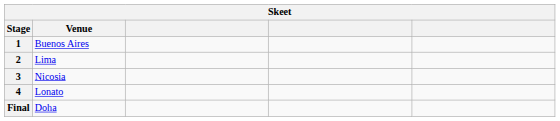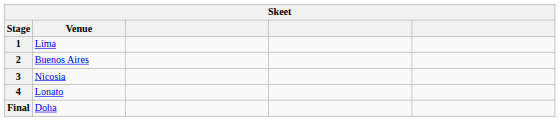(62, 44) Buenos Aires -> (45, 44) Lima
(45, 60) Lima -> (62, 60) Buenos Aires
